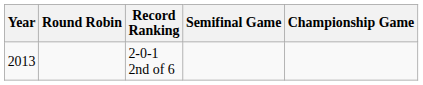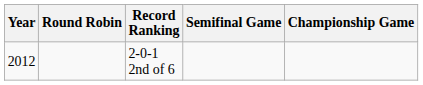(22, 61) 2013 -> (22, 61) 2012
